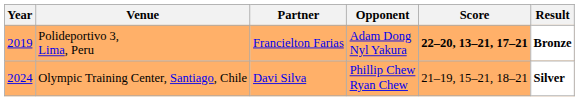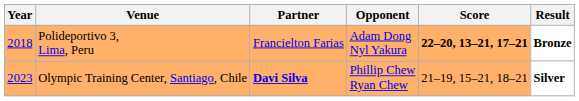(20, 43) 2019 -> (20, 43) 2018
(20, 78) 2024 -> (20, 78) 2023
(280, 78) normal -> (280, 78) bold
